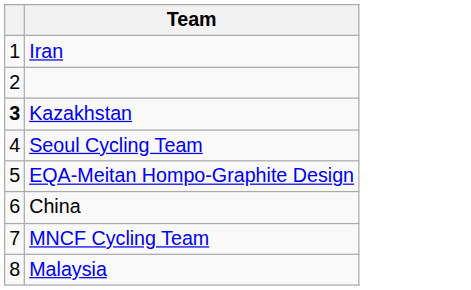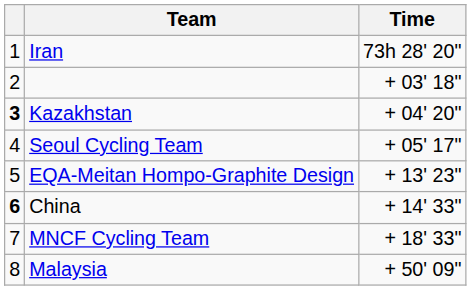+ column: (412, 20)
(15, 207) normal -> (15, 207) bold
